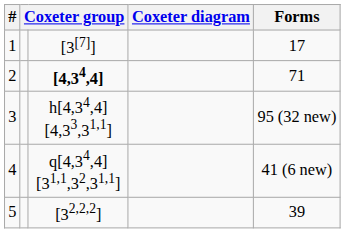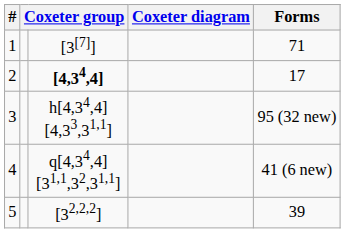(297, 45) 17 -> (297, 45) 71
(297, 75) 71 -> (297, 75) 17
